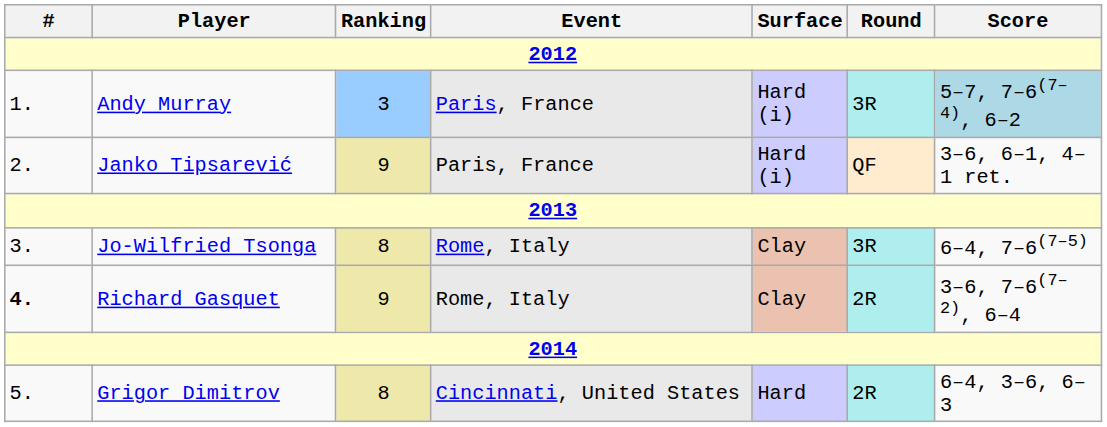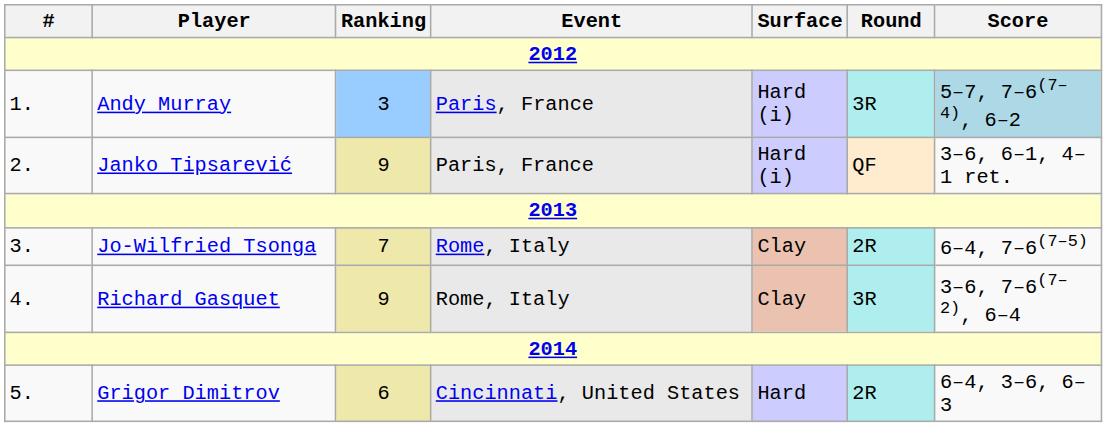(383, 246) 8 -> (383, 246) 7
(864, 246) 3R -> (864, 246) 2R
(22, 299) bold -> (22, 299) normal
(864, 299) 2R -> (864, 299) 3R
(383, 394) 8 -> (383, 394) 6
